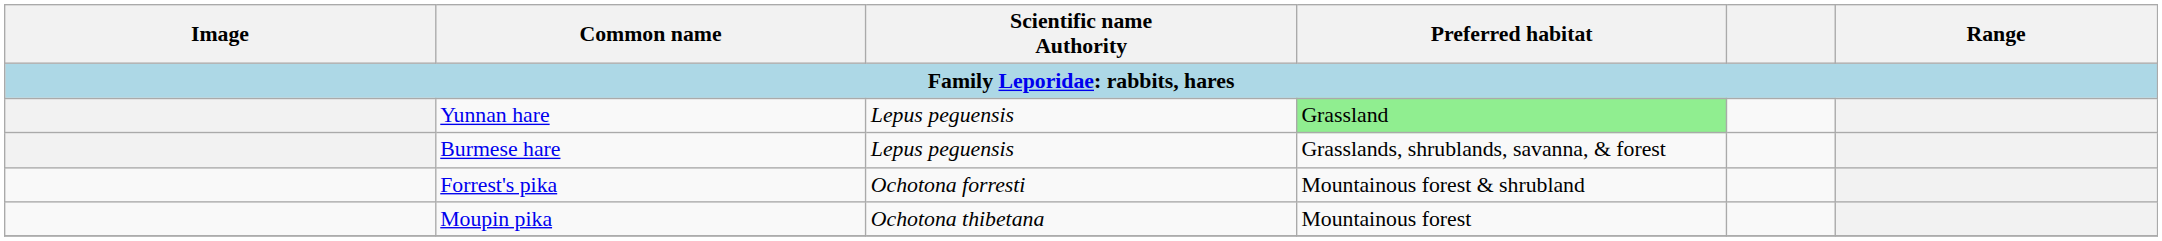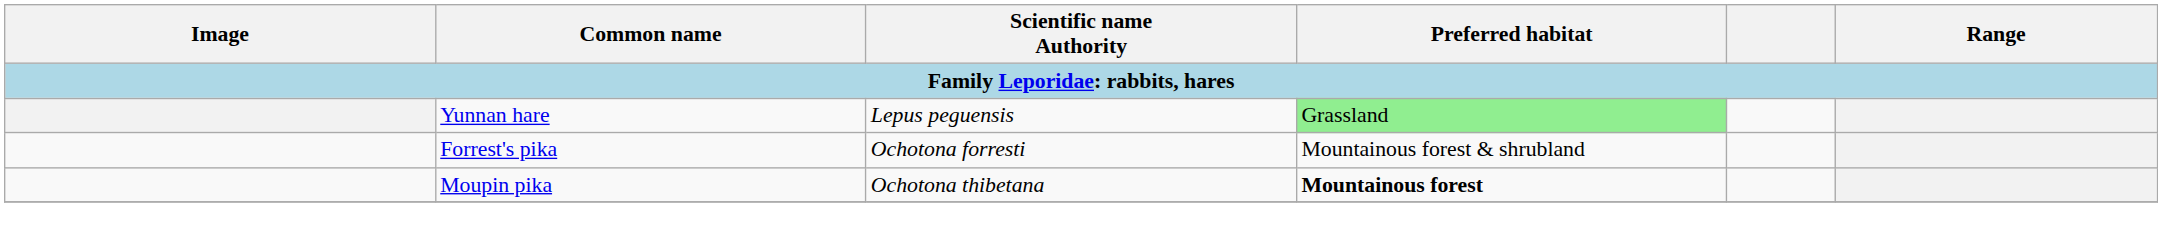- row: (500, 149)
(1386, 218) normal -> (1392, 184) bold
